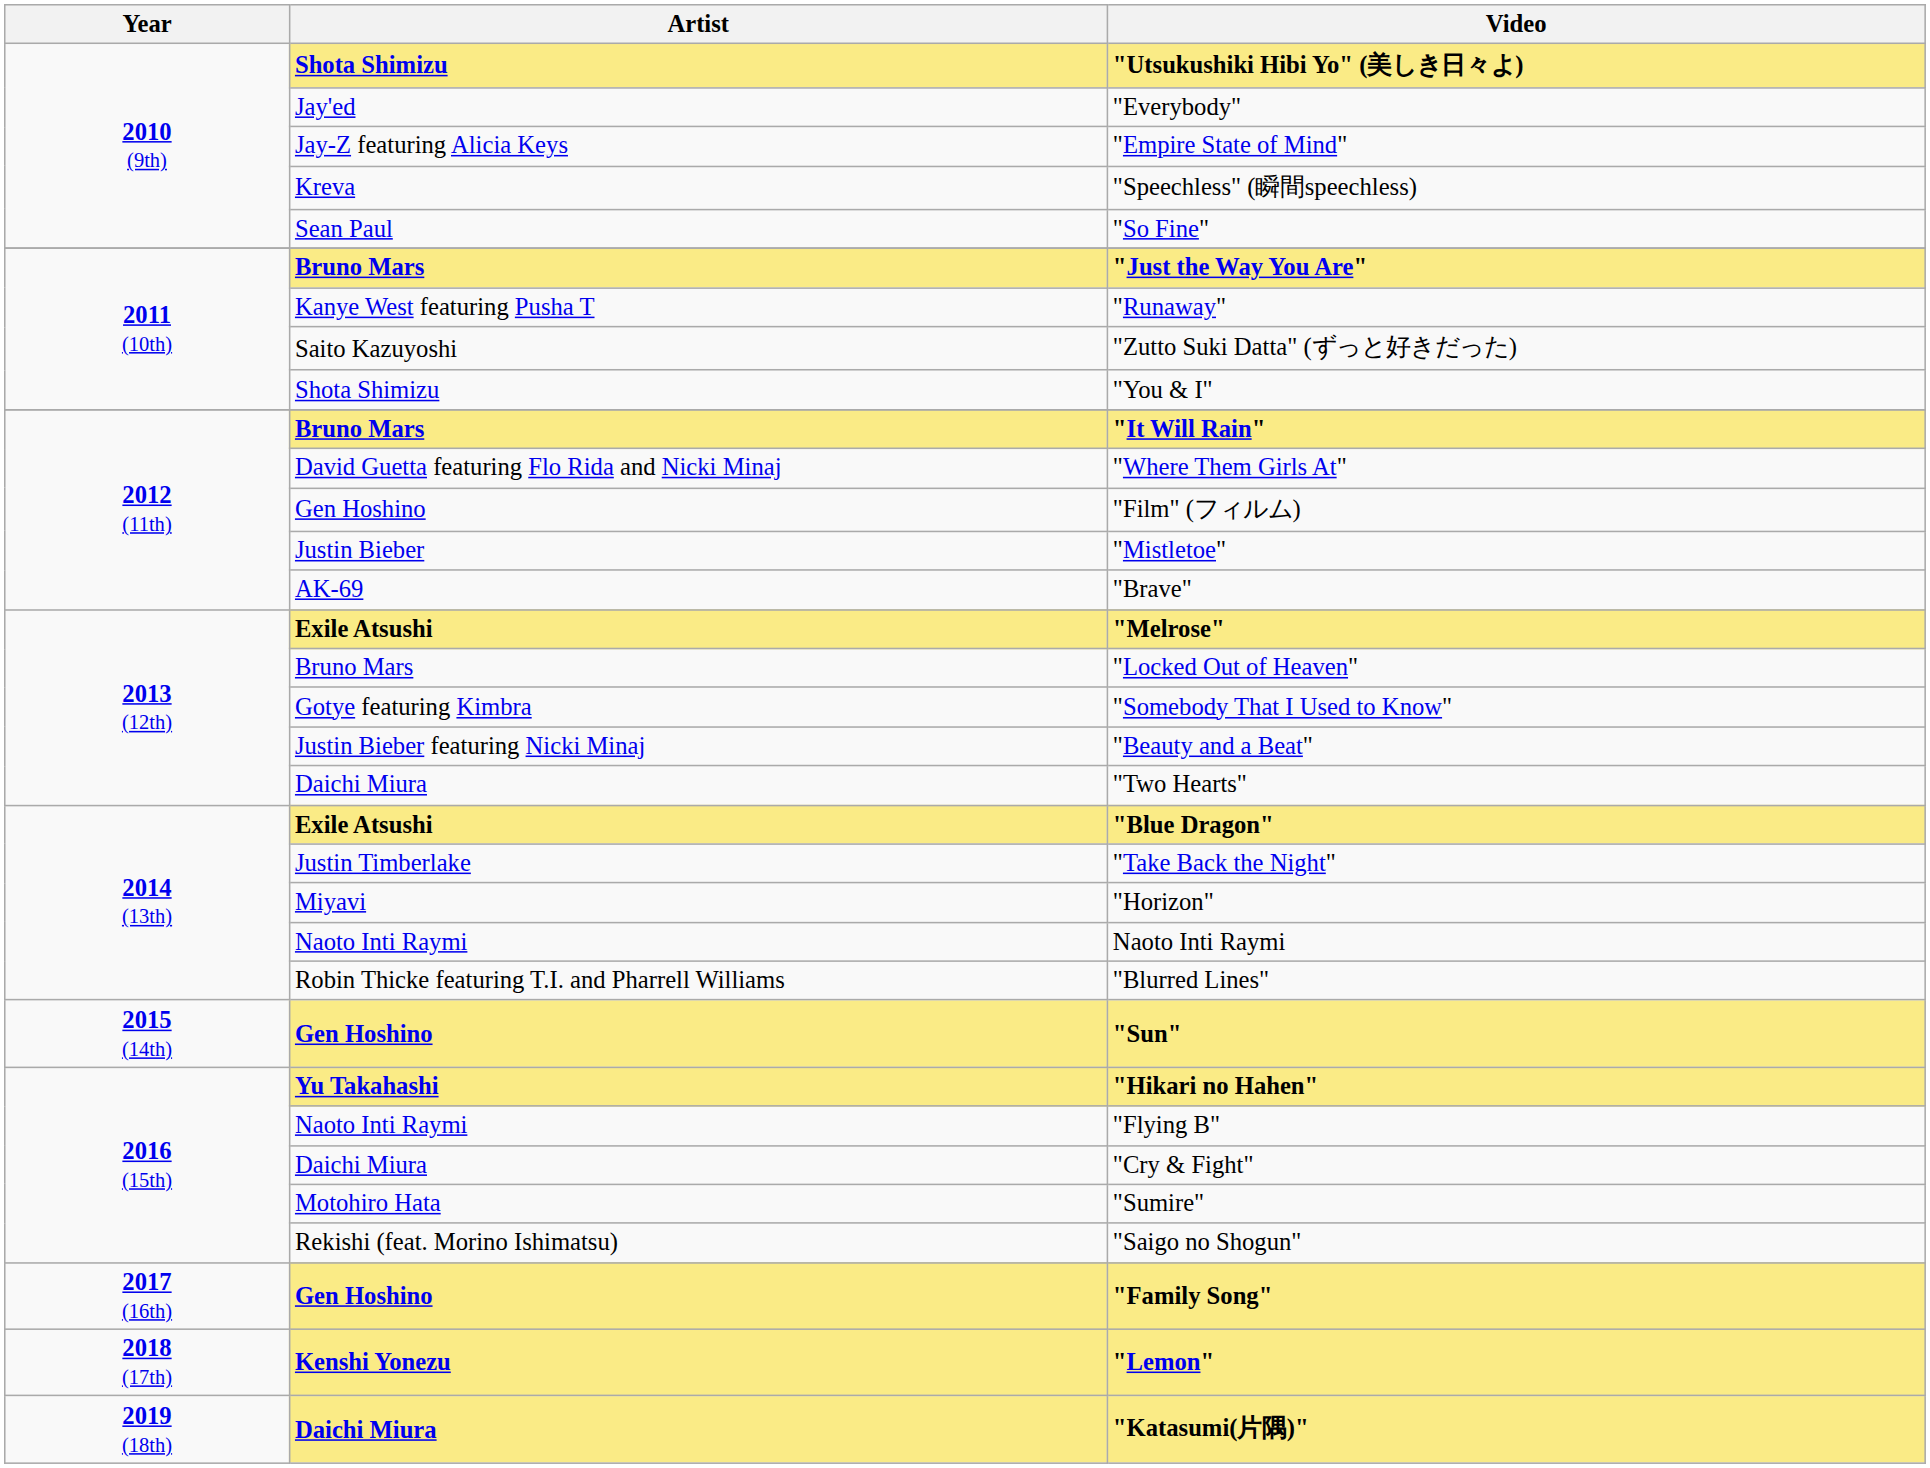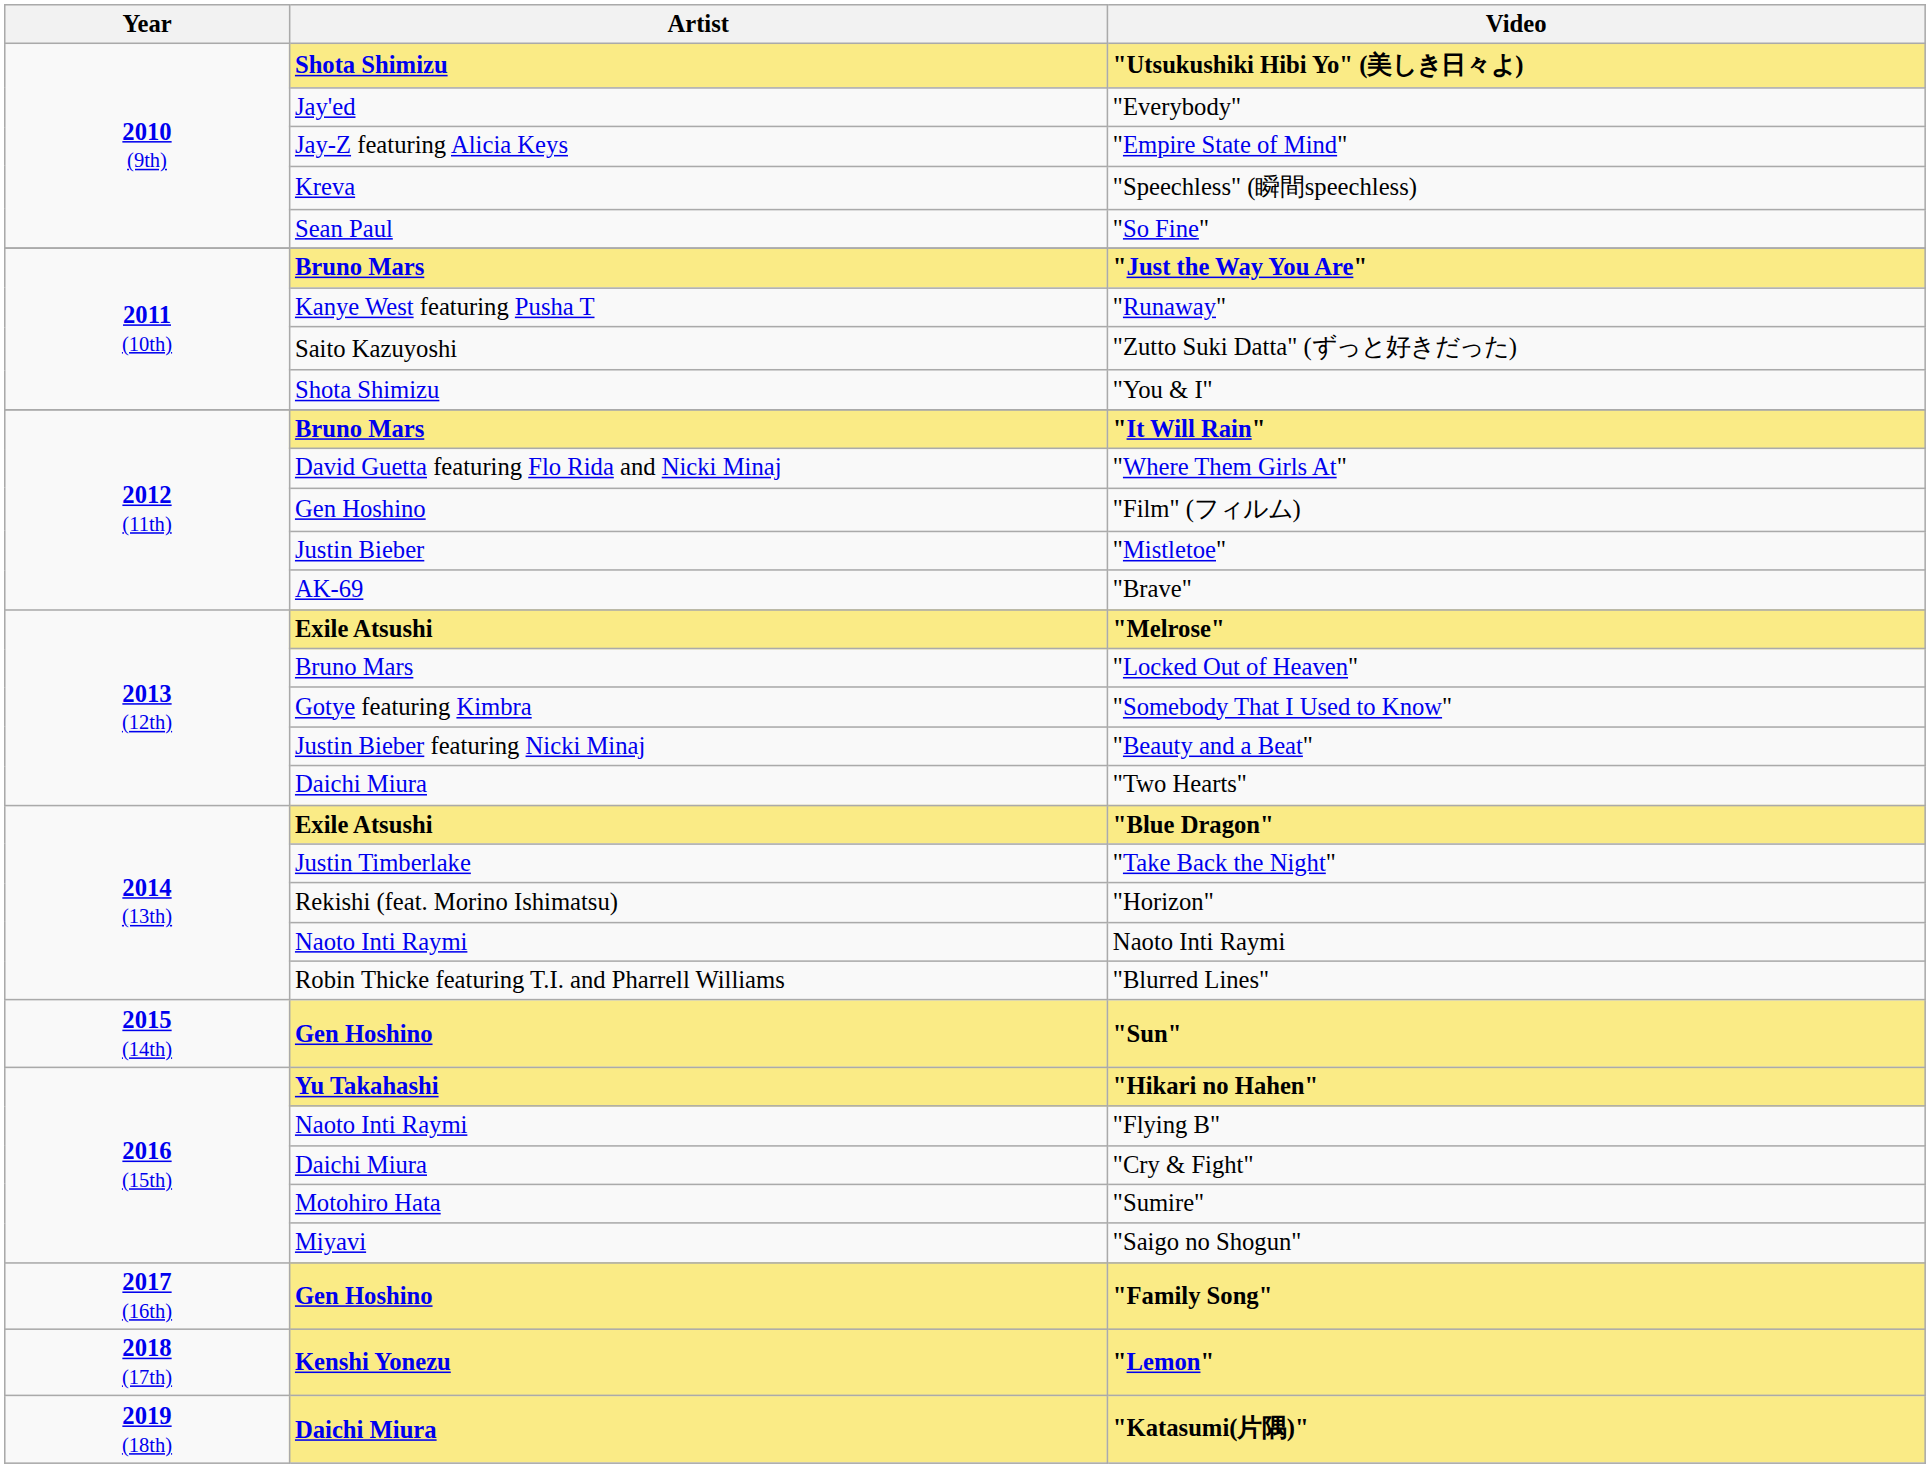(331, 902) Miyavi -> (456, 902) Rekishi (feat. Morino Ishimatsu)
(456, 1242) Rekishi (feat. Morino Ishimatsu) -> (331, 1242) Miyavi
